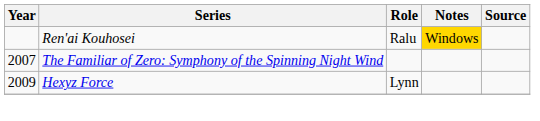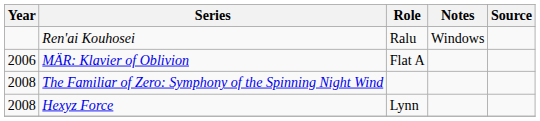(452, 37) gold background -> (458, 37) no background
+ row: (116, 60)
(22, 60) 2007 -> (22, 82) 2008
(22, 82) 2009 -> (22, 104) 2008
